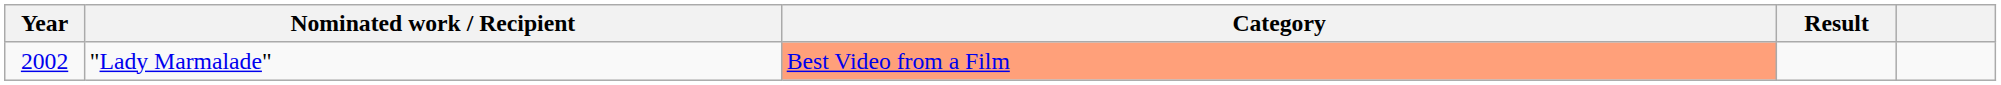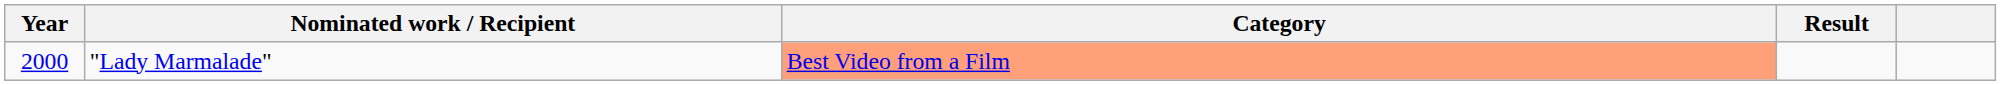(45, 60) 2002 -> (45, 60) 2000
